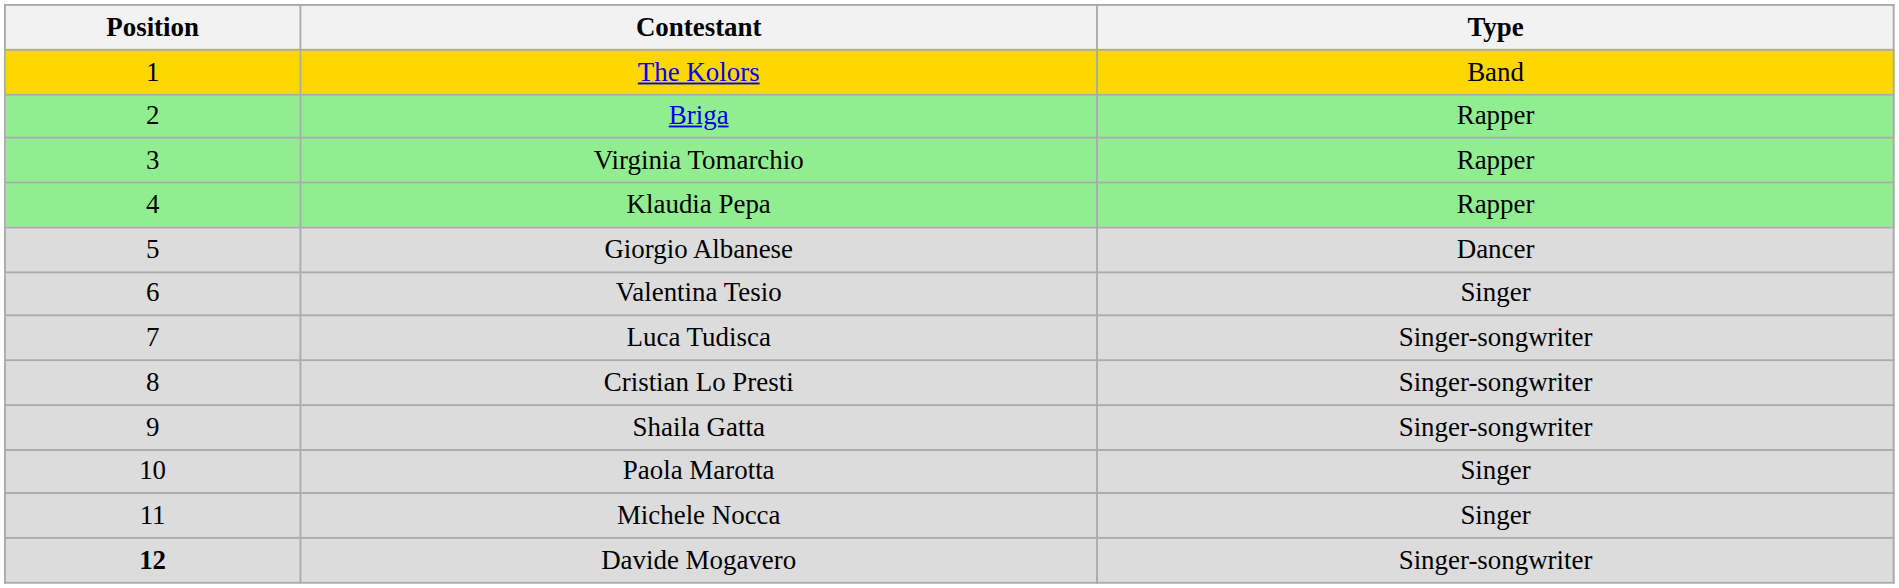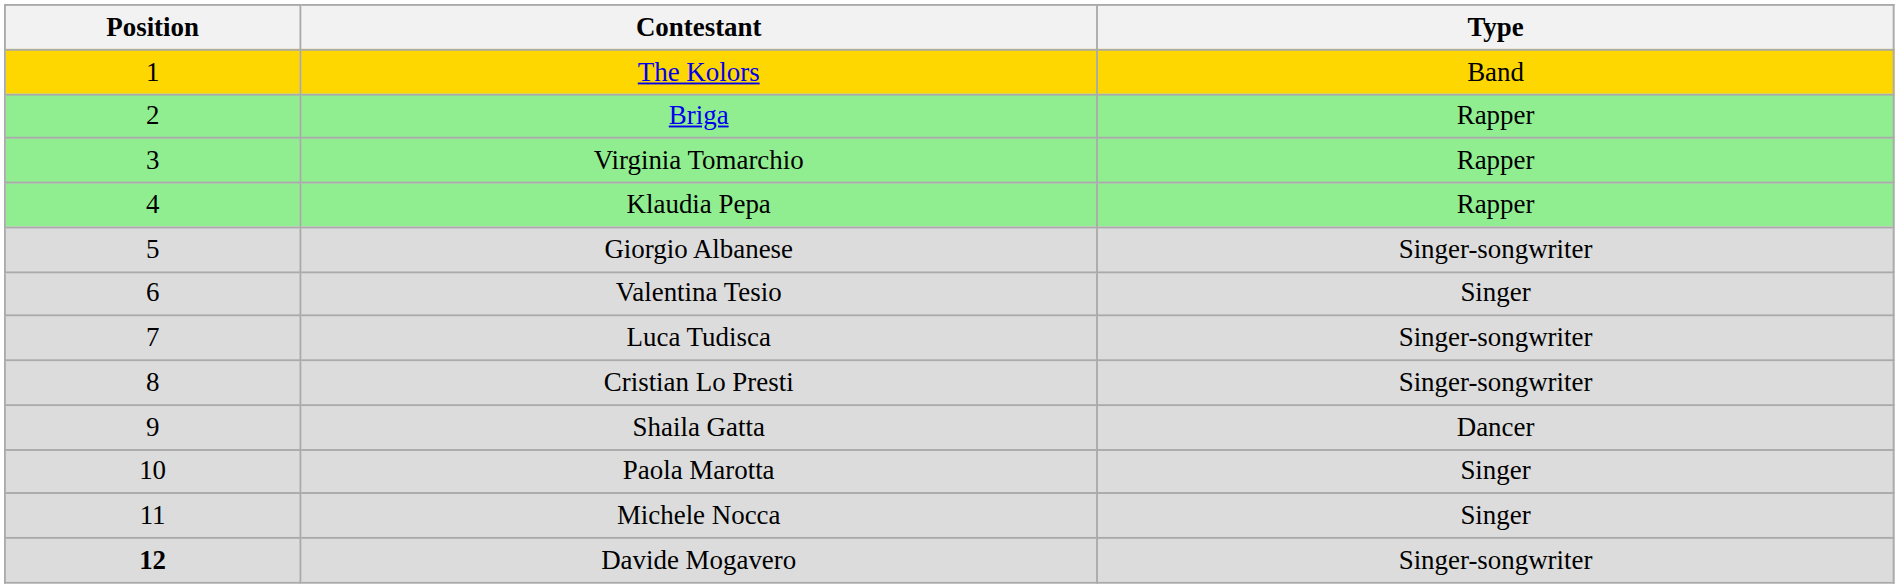(1496, 249) Dancer -> (1496, 249) Singer-songwriter
(1496, 426) Singer-songwriter -> (1496, 426) Dancer
